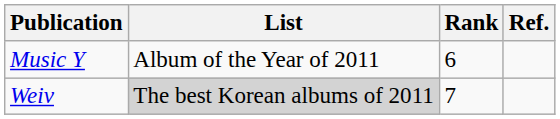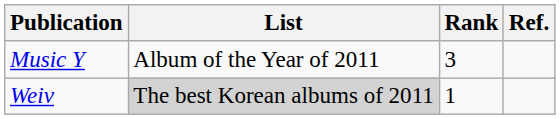(450, 59) 6 -> (450, 59) 3
(450, 95) 7 -> (450, 95) 1
